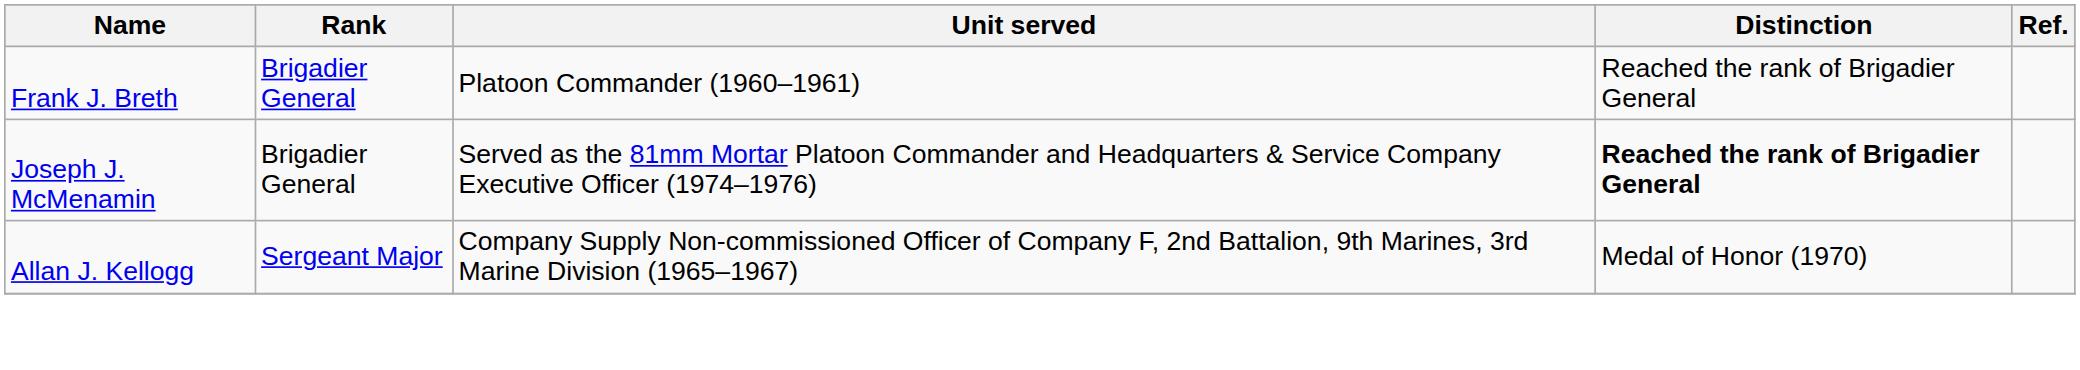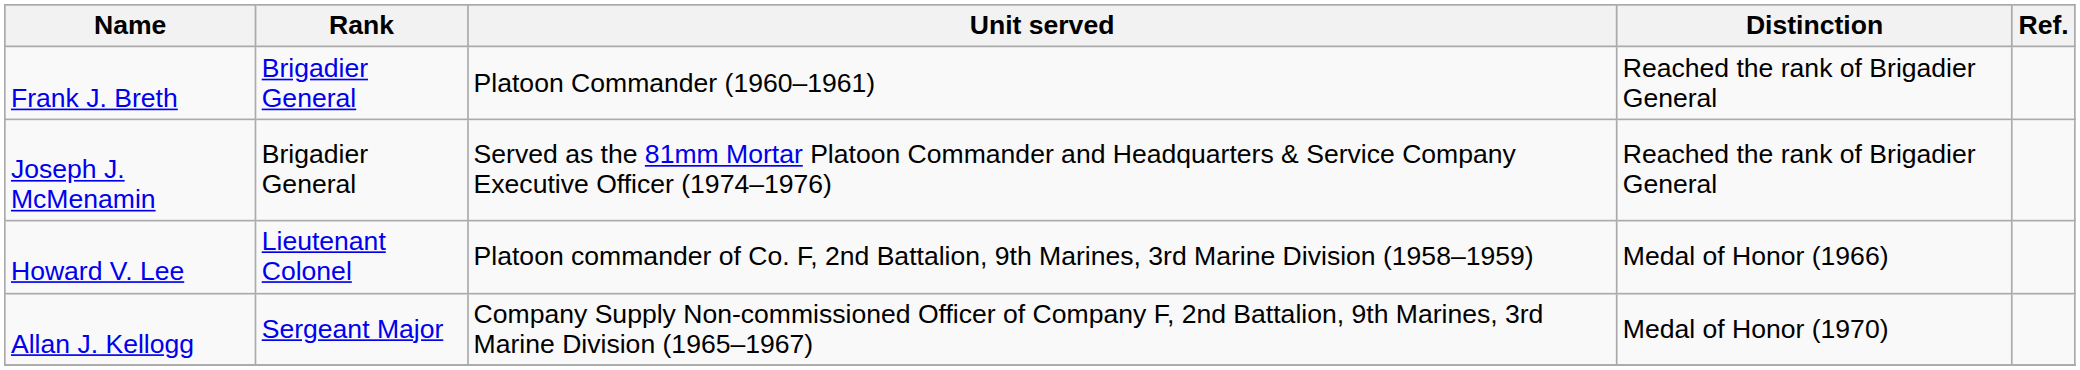(1791, 169) bold -> (1799, 169) normal
+ row: (98, 271)
